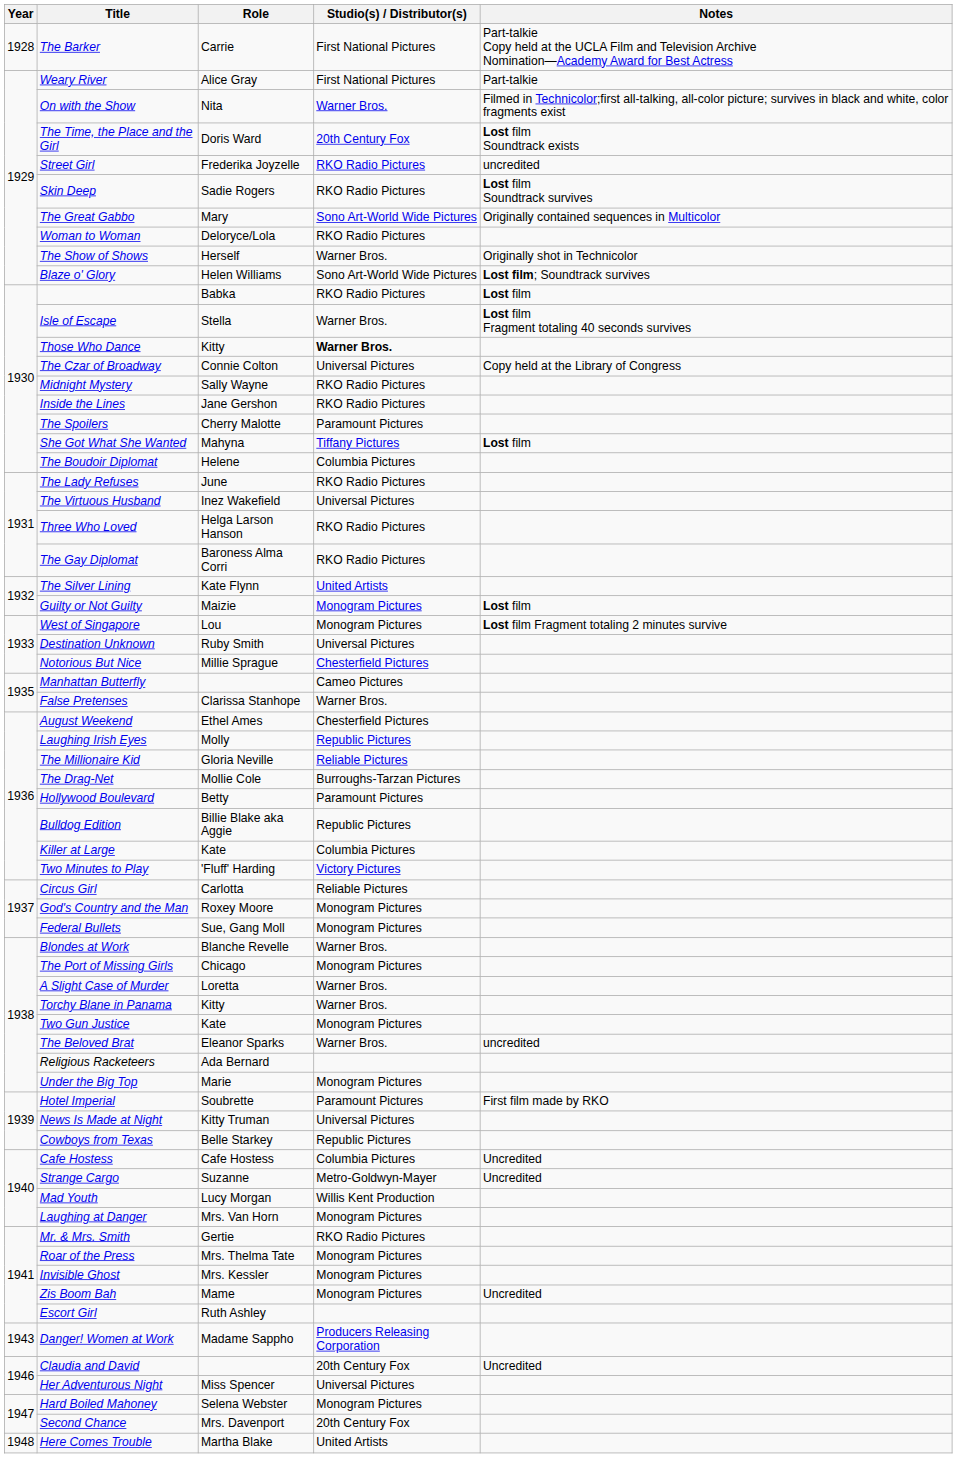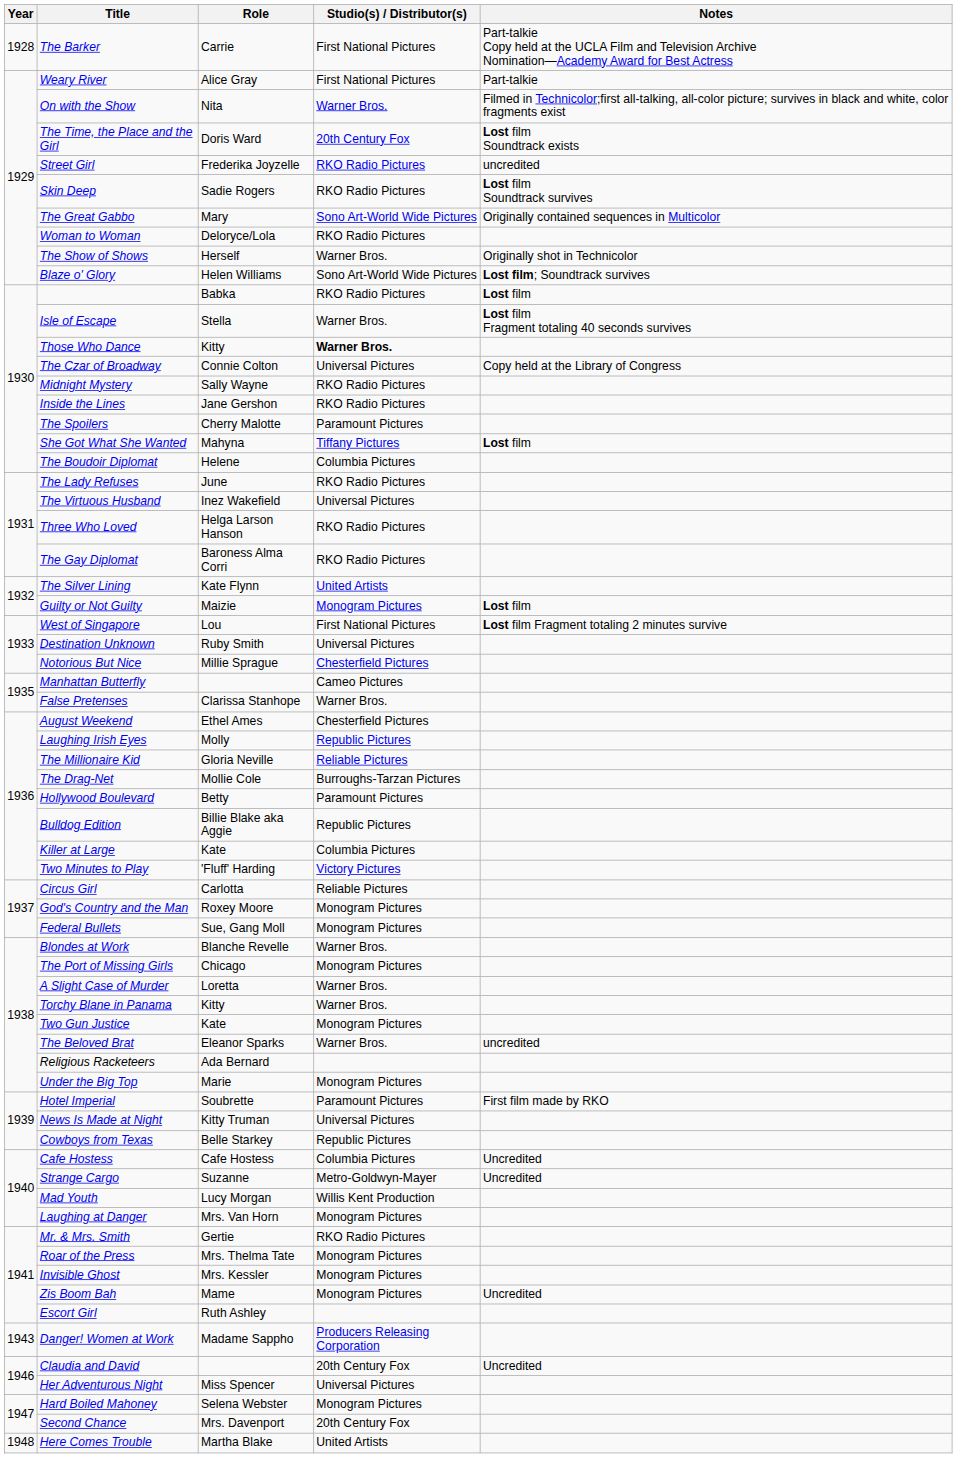(369, 624) Monogram Pictures -> (376, 624) First National Pictures
